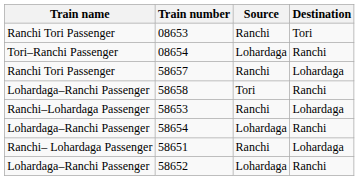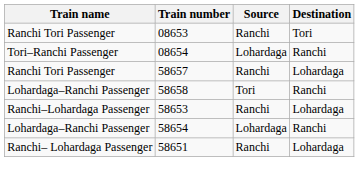- row: (173, 166)
